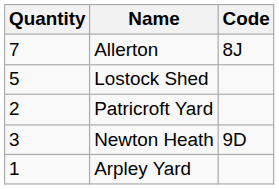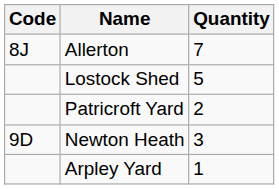columns swapped: (246, 19) <-> (47, 19)
